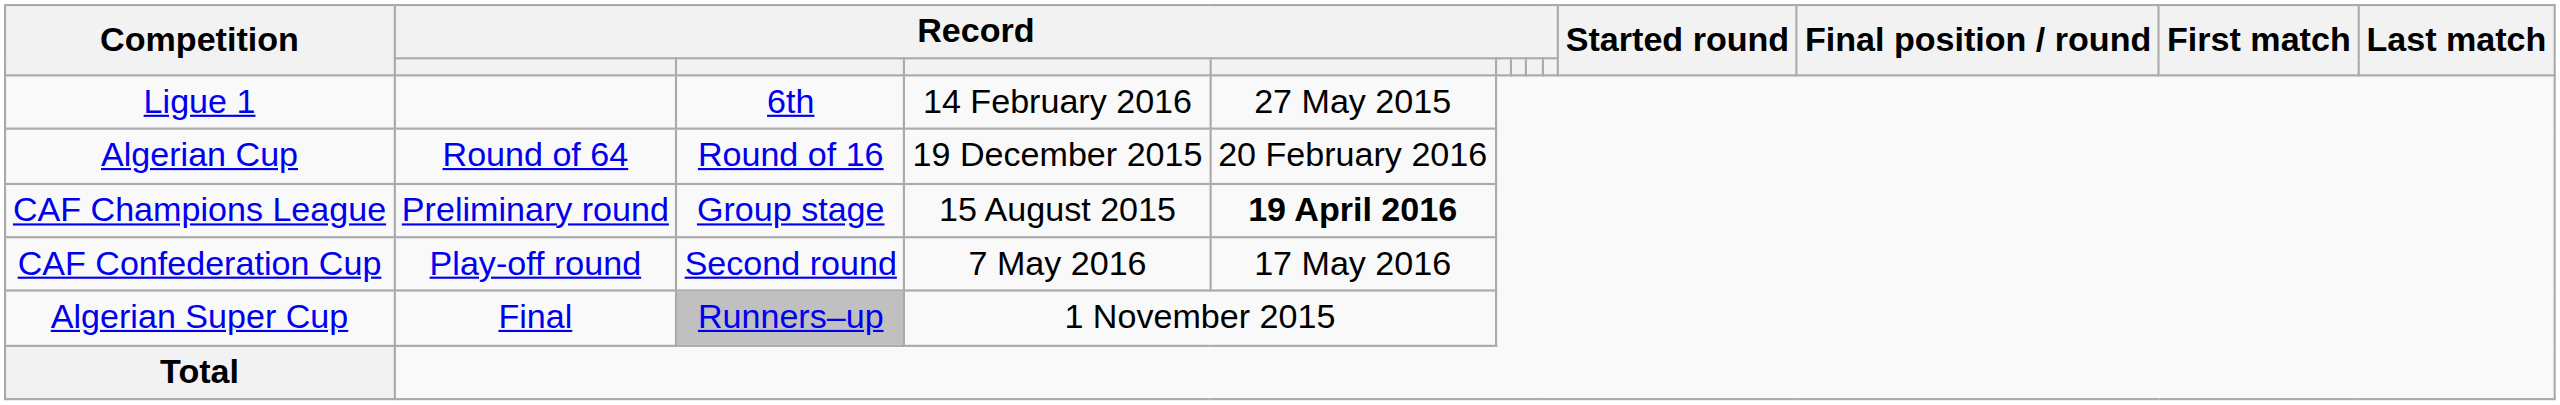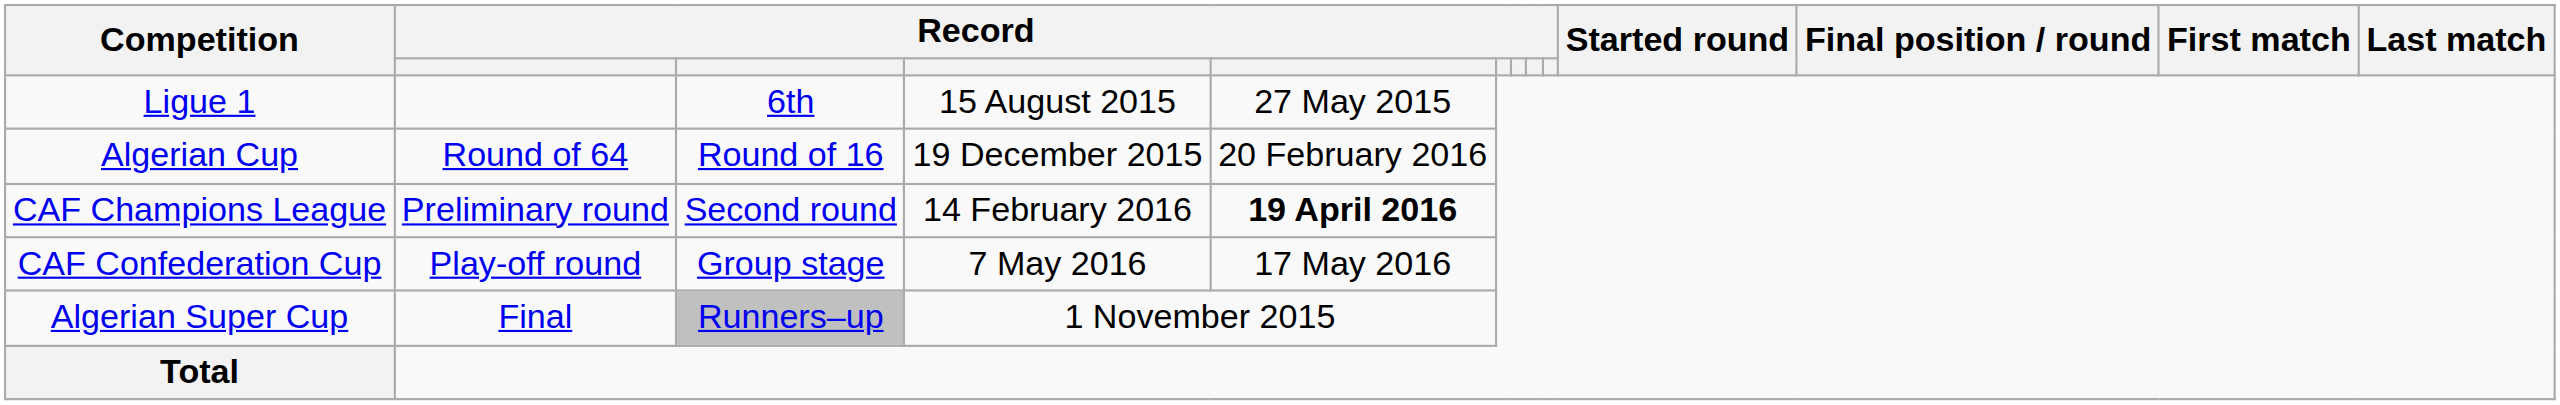(1058, 101) 14 February 2016 -> (1058, 101) 15 August 2015
(791, 209) Group stage -> (791, 209) Second round
(1058, 209) 15 August 2015 -> (1058, 209) 14 February 2016
(791, 263) Second round -> (791, 263) Group stage
